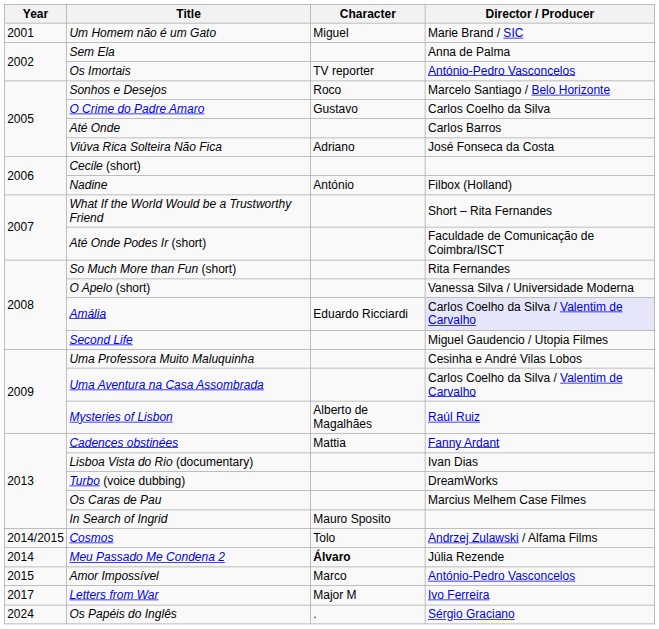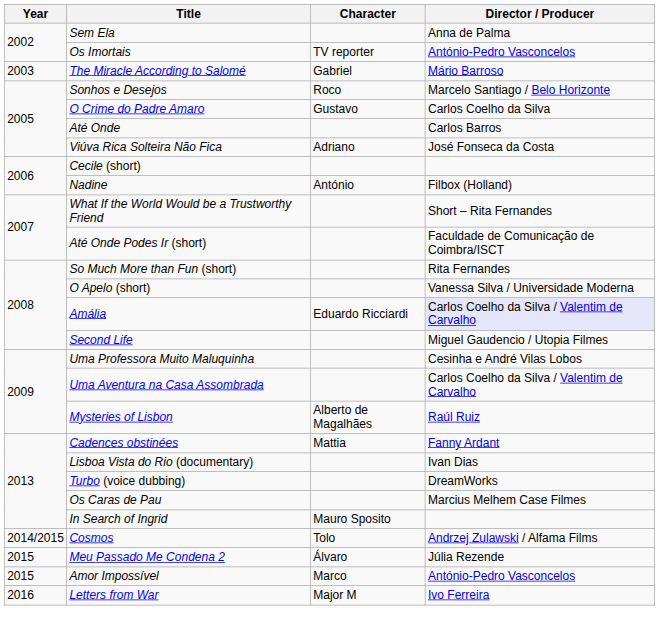- row: (143, 33)
+ row: (158, 71)
(20, 557) 2014 -> (20, 557) 2015
(332, 557) bold -> (330, 557) normal
(20, 595) 2017 -> (20, 595) 2016
- row: (123, 614)
